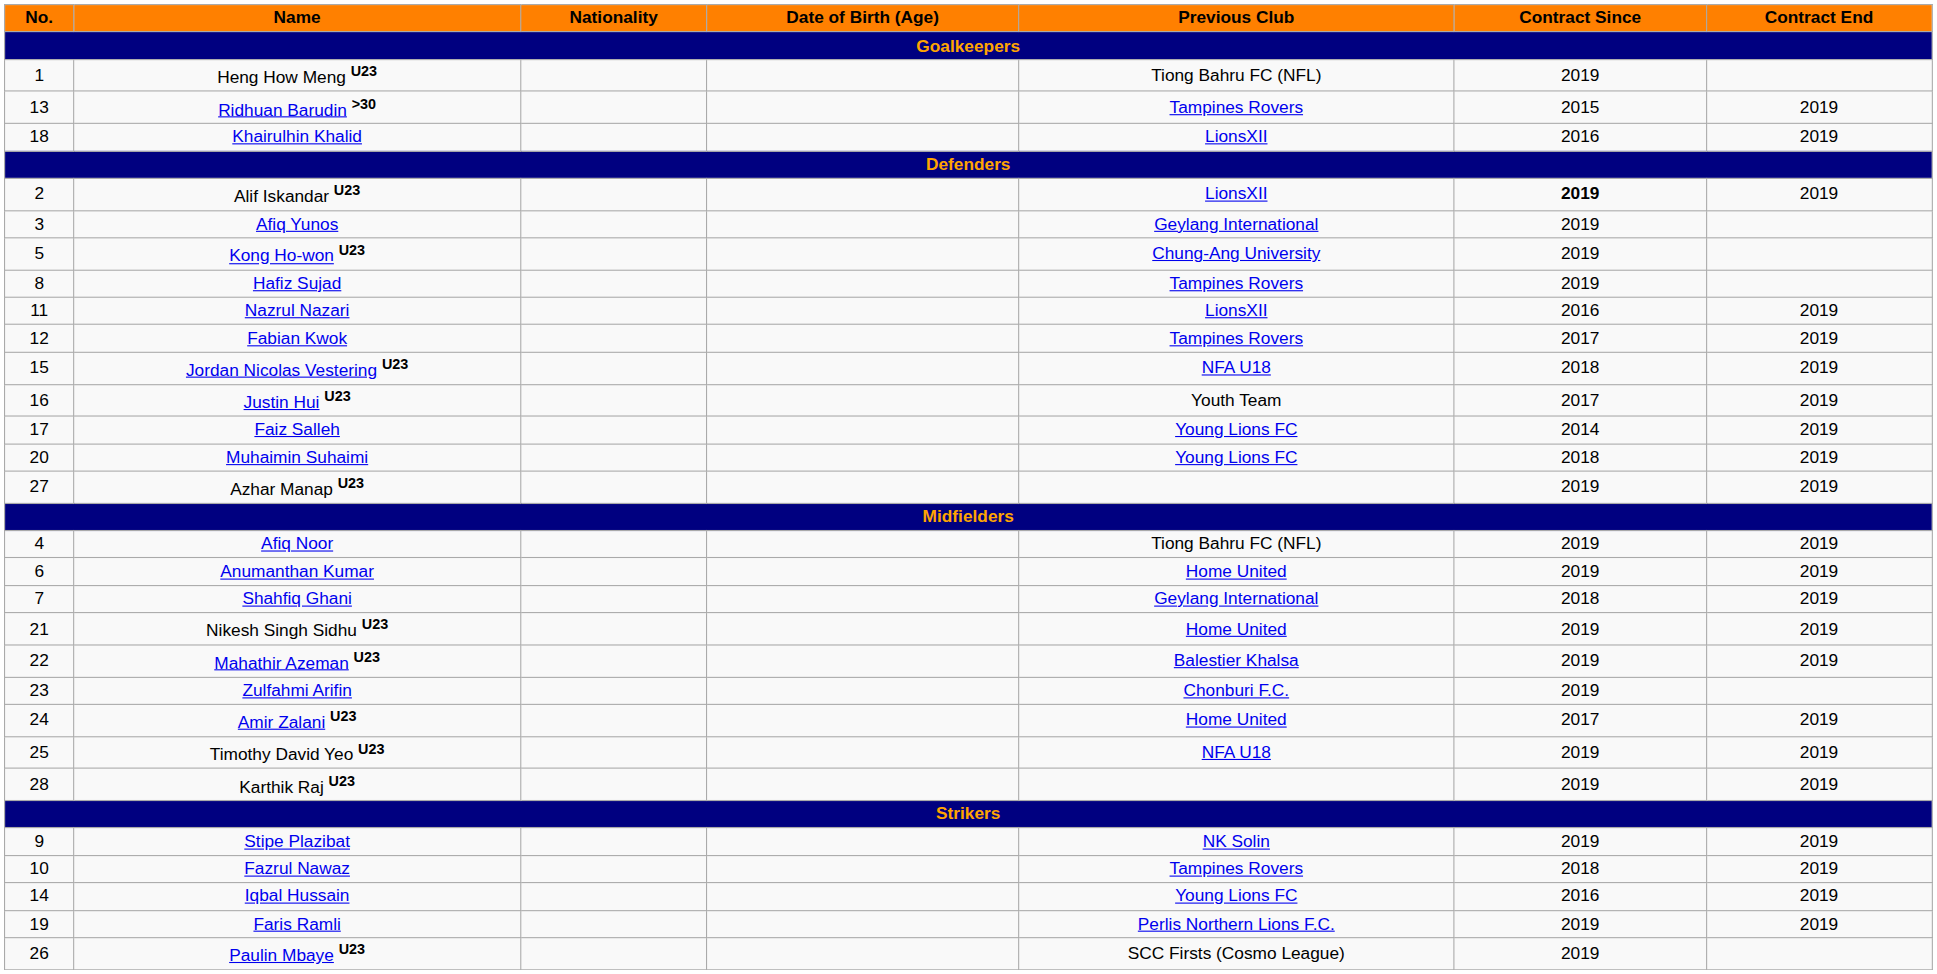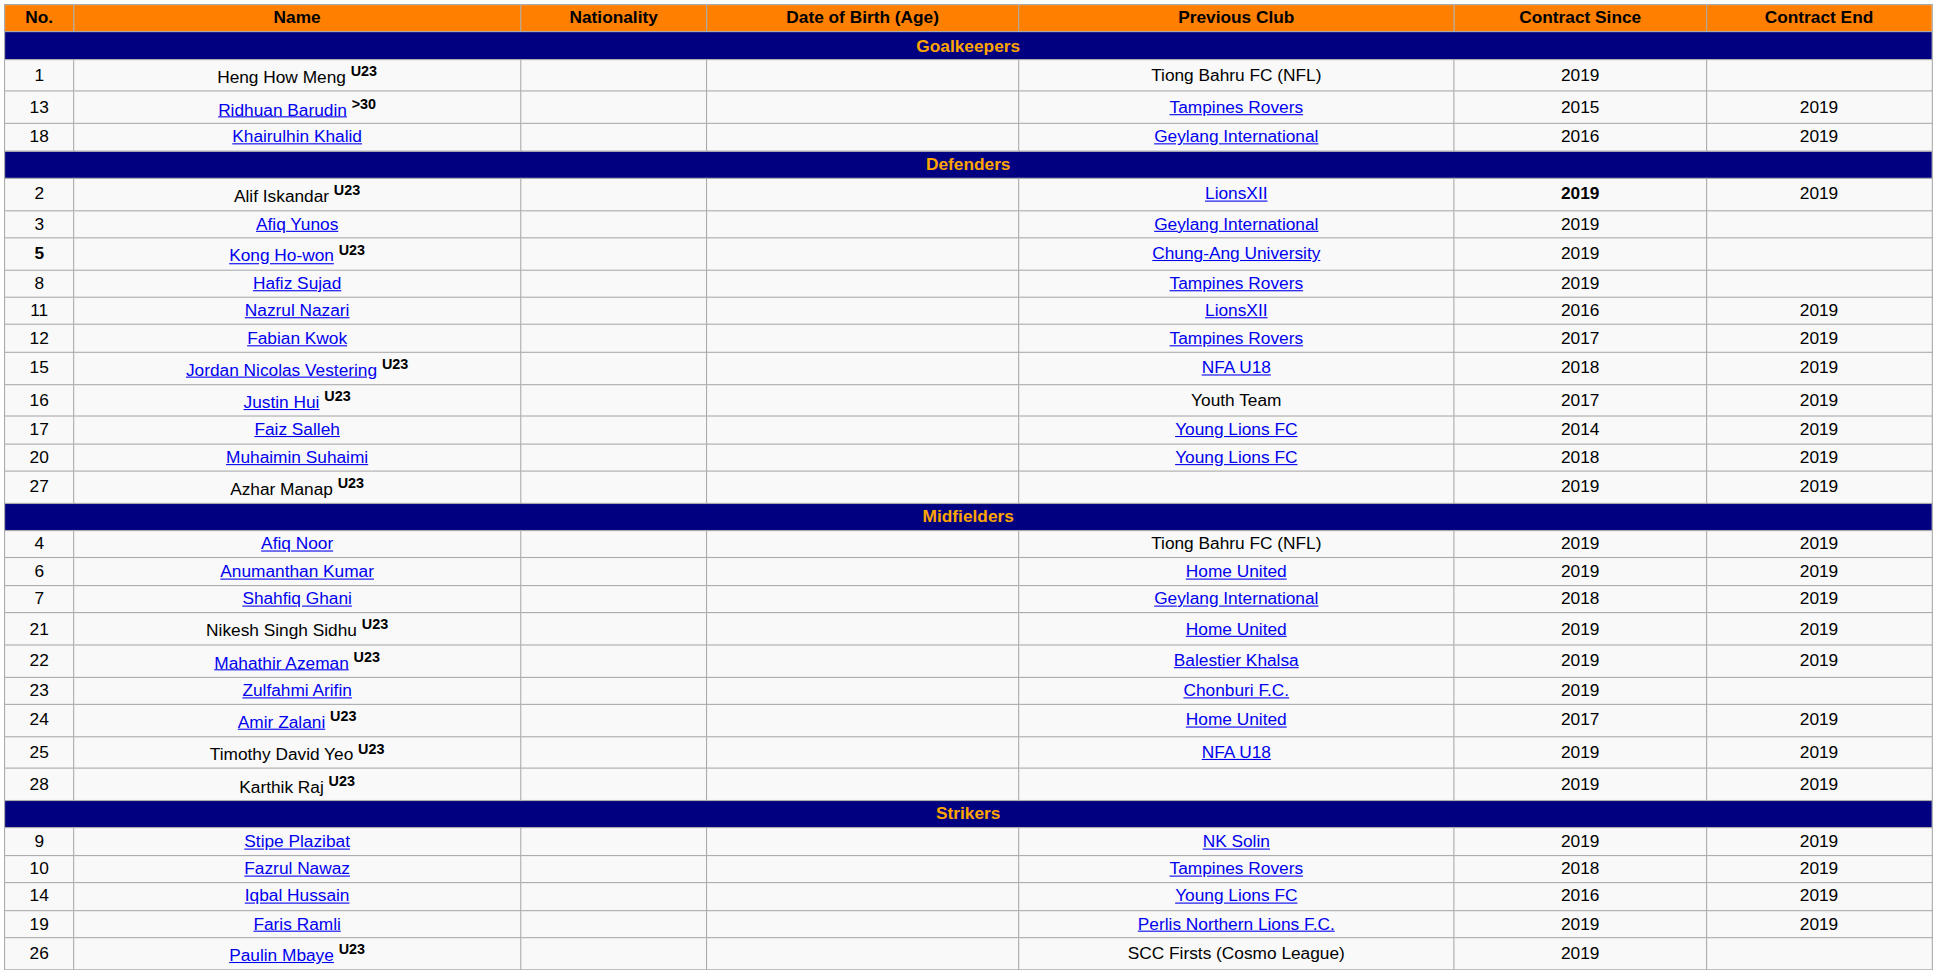(1236, 137) LionsXII -> (1236, 137) Geylang International
(39, 253) normal -> (39, 253) bold
